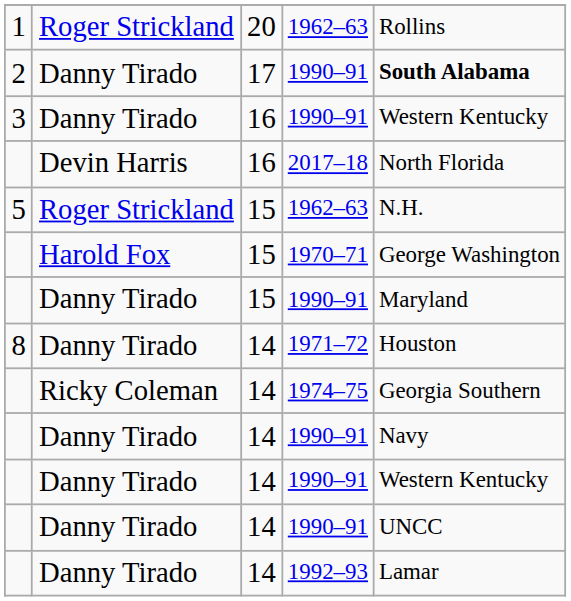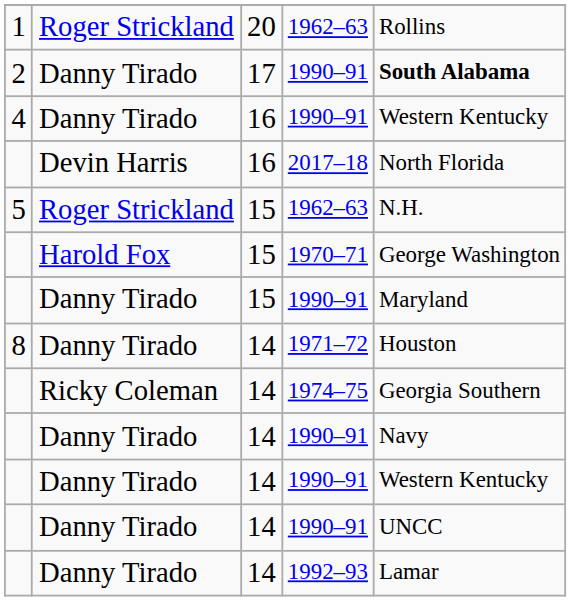(19, 118) 3 -> (19, 118) 4
